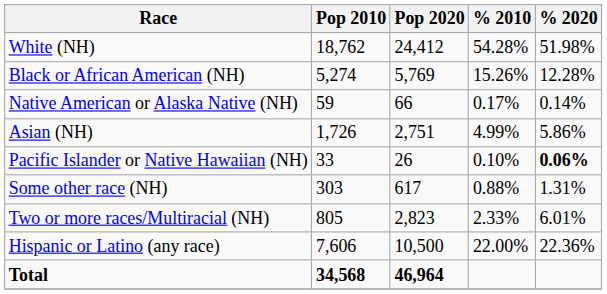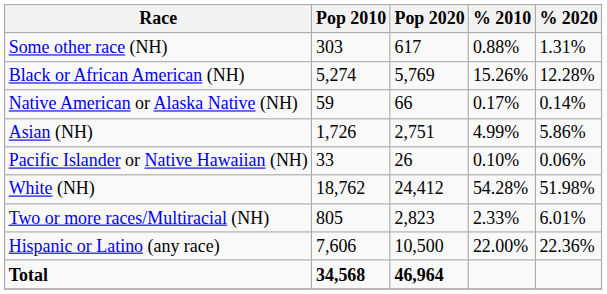rows swapped: (52, 47) <-> (88, 189)
(564, 160) bold -> (563, 160) normal
